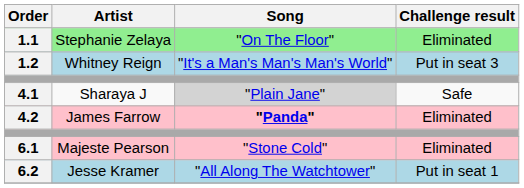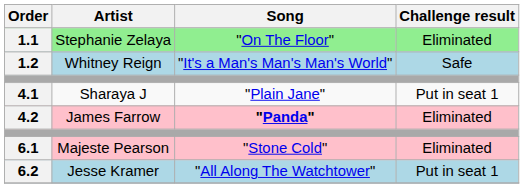(457, 63) Put in seat 3 -> (457, 63) Safe
(285, 93) lightgrey background -> (285, 93) no background
(457, 93) Safe -> (457, 93) Put in seat 1
